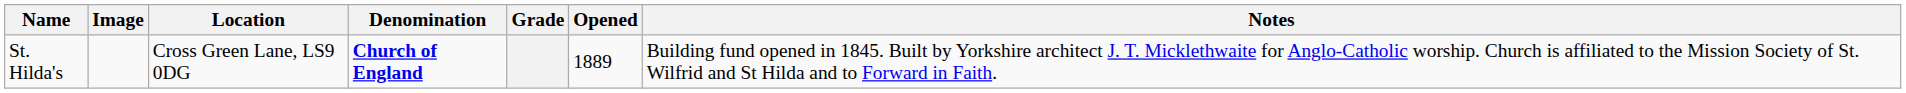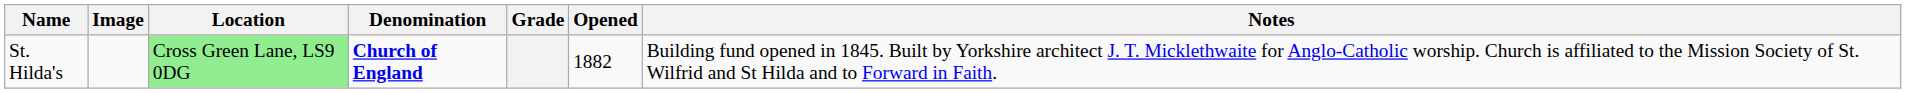(244, 61) no background -> (244, 61) lightgreen background
(593, 61) 1889 -> (593, 61) 1882
